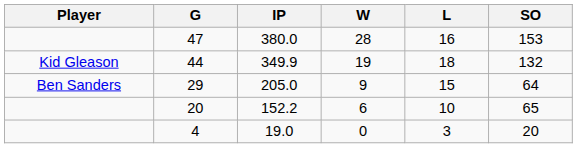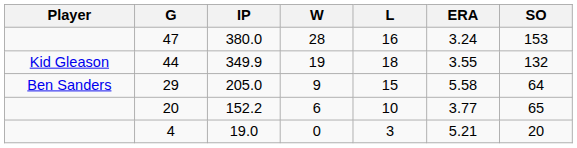+ column: (463, 16)
